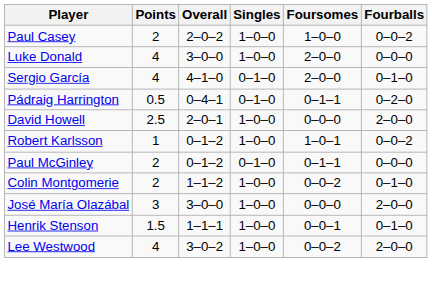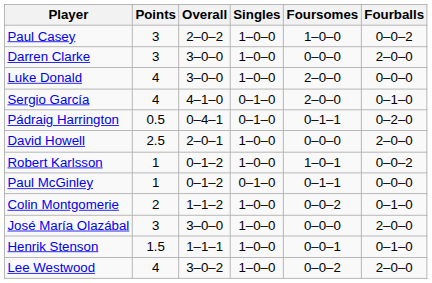(156, 36) 2 -> (156, 36) 3
+ row: (49, 57)
(156, 162) 2 -> (156, 183) 1
